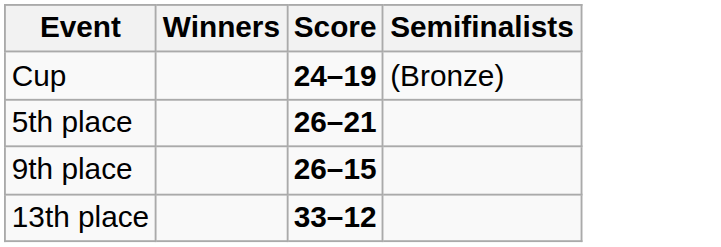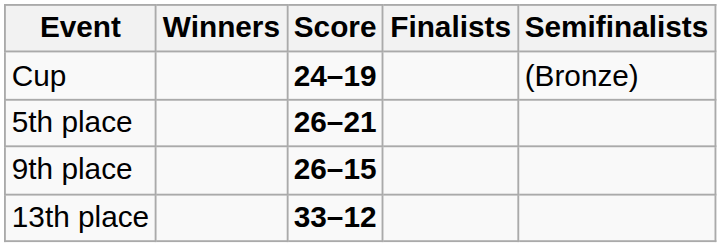+ column: (451, 28)
